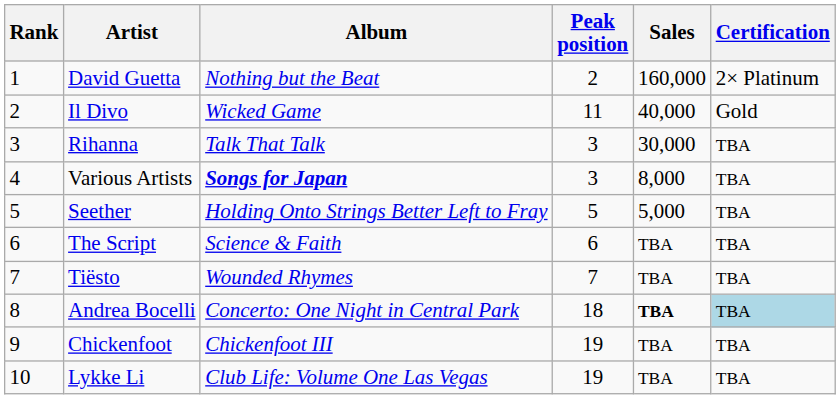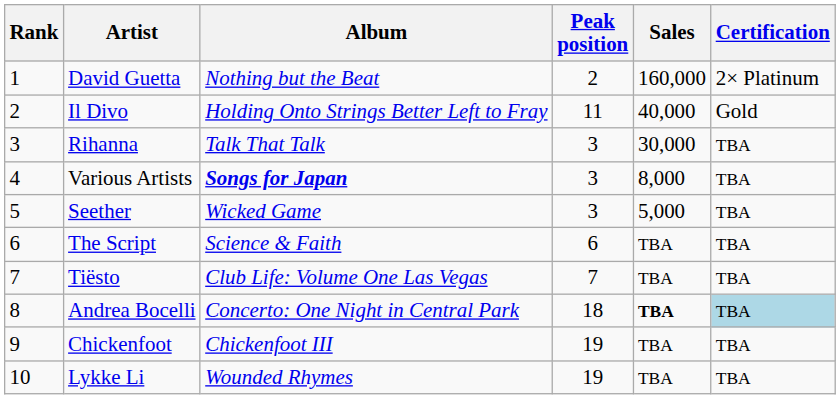(263, 111) Wicked Game -> (376, 111) Holding Onto Strings Better Left to Fray
(376, 210) Holding Onto Strings Better Left to Fray -> (263, 210) Wicked Game
(593, 210) 5 -> (593, 210) 3
(279, 277) Wounded Rhymes -> (346, 277) Club Life: Volume One Las Vegas
(346, 377) Club Life: Volume One Las Vegas -> (279, 377) Wounded Rhymes
